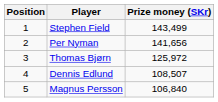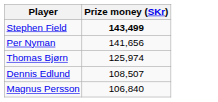- column: (26, 12)
(169, 27) normal -> (126, 27) bold
(169, 58) 125,972 -> (126, 58) 125,974
